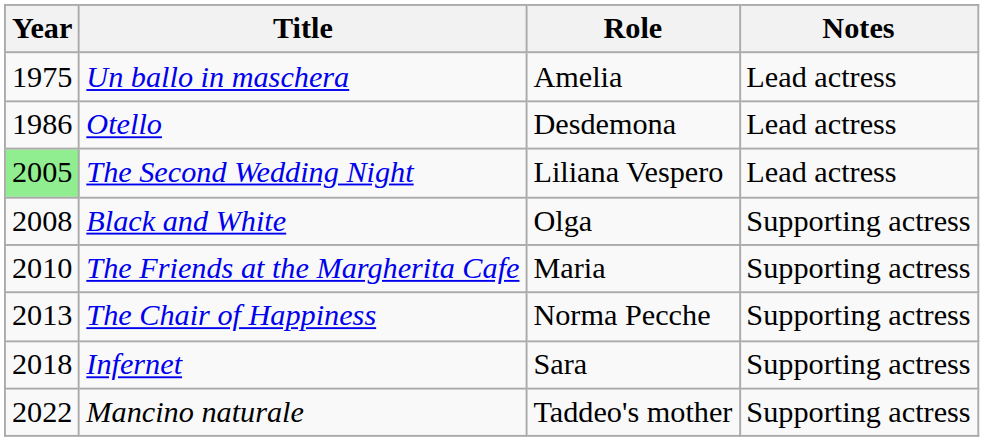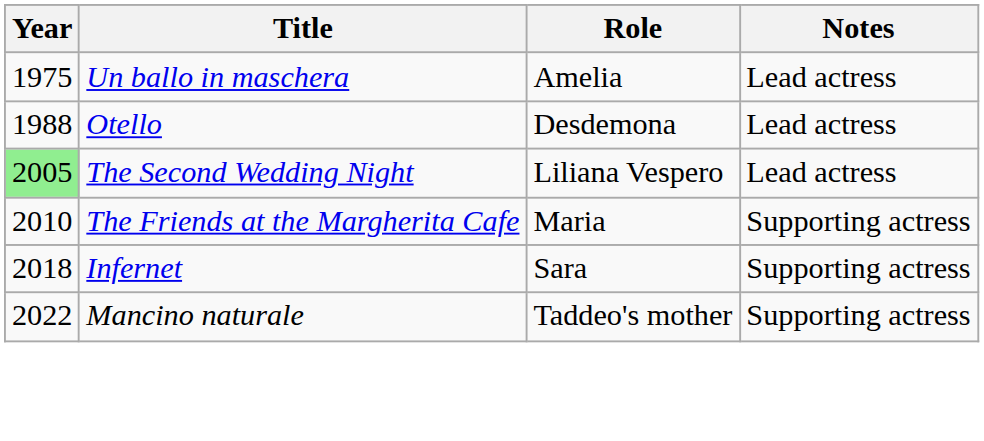(42, 124) 1986 -> (42, 124) 1988
- row: (186, 220)
- row: (231, 316)
